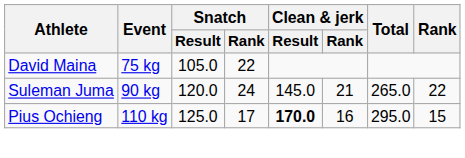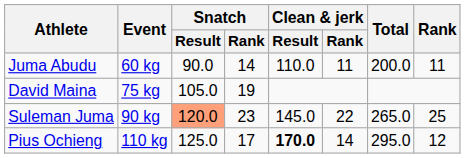+ row: (52, 66)
(246, 66) 22 -> (246, 91) 19
(198, 91) no background -> (198, 116) lightsalmon background
(246, 91) 24 -> (246, 116) 23
(345, 91) 21 -> (345, 116) 22
(437, 91) 22 -> (437, 116) 25
(345, 116) 16 -> (345, 141) 14
(437, 116) 15 -> (437, 141) 12
